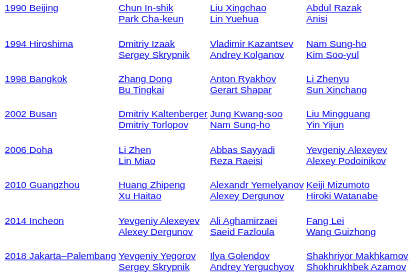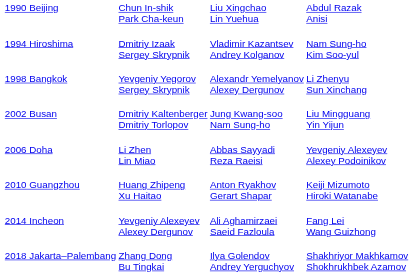(145, 84) Zhang Dong Bu Tingkai -> (157, 84) Yevgeniy Yegorov Sergey Skrypnik
(243, 84) Anton Ryakhov Gerart Shapar -> (257, 84) Alexandr Yemelyanov Alexey Dergunov
(257, 190) Alexandr Yemelyanov Alexey Dergunov -> (243, 190) Anton Ryakhov Gerart Shapar
(157, 261) Yevgeniy Yegorov Sergey Skrypnik -> (145, 261) Zhang Dong Bu Tingkai
